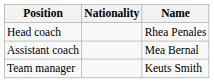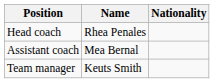columns swapped: (176, 13) <-> (112, 13)
